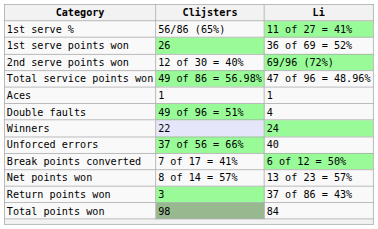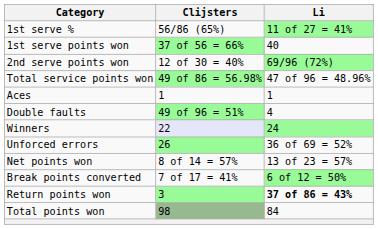(164, 46) 26 -> (201, 46) 37 of 56 = 66%
(309, 46) 36 of 69 = 52% -> (273, 46) 40
(201, 145) 37 of 56 = 66% -> (164, 145) 26
(273, 145) 40 -> (309, 145) 36 of 69 = 52%
rows swapped: (50, 178) <-> (74, 161)
(309, 194) normal -> (309, 194) bold
